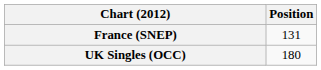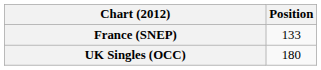(291, 34) 131 -> (291, 34) 133
